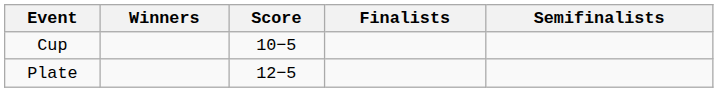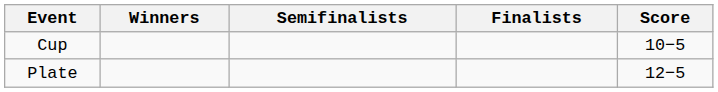columns swapped: (276, 18) <-> (599, 18)
